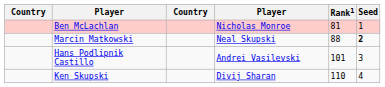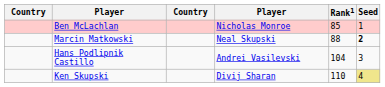(335, 26) 81 -> (335, 26) 85
(338, 58) 101 -> (338, 58) 104
(361, 76) no background -> (361, 76) khaki background
